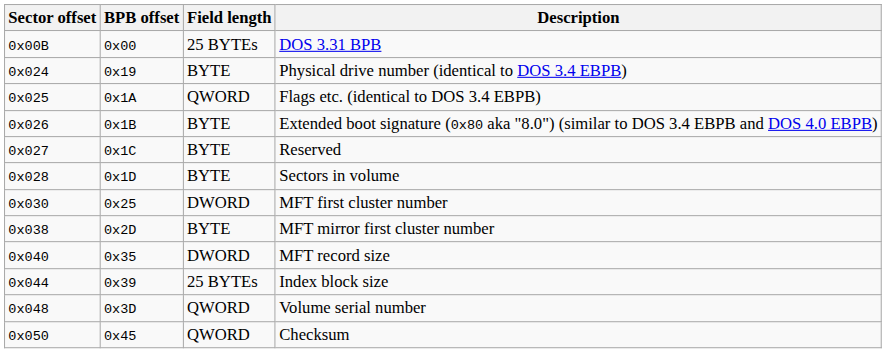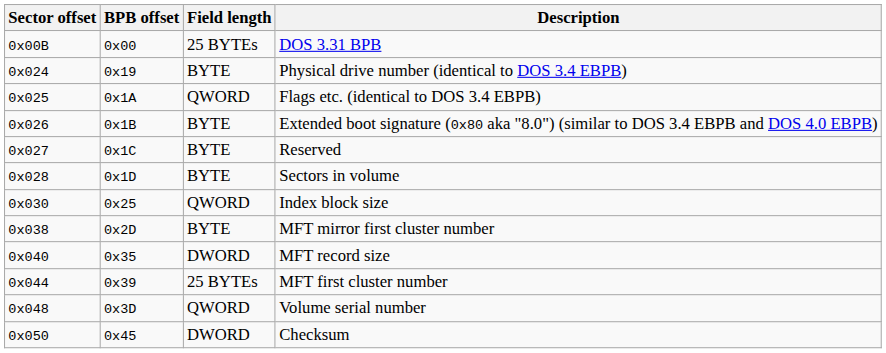(218, 202) DWORD -> (218, 202) QWORD
(363, 202) MFT first cluster number -> (334, 202) Index block size
(334, 281) Index block size -> (363, 281) MFT first cluster number
(218, 334) QWORD -> (218, 334) DWORD
